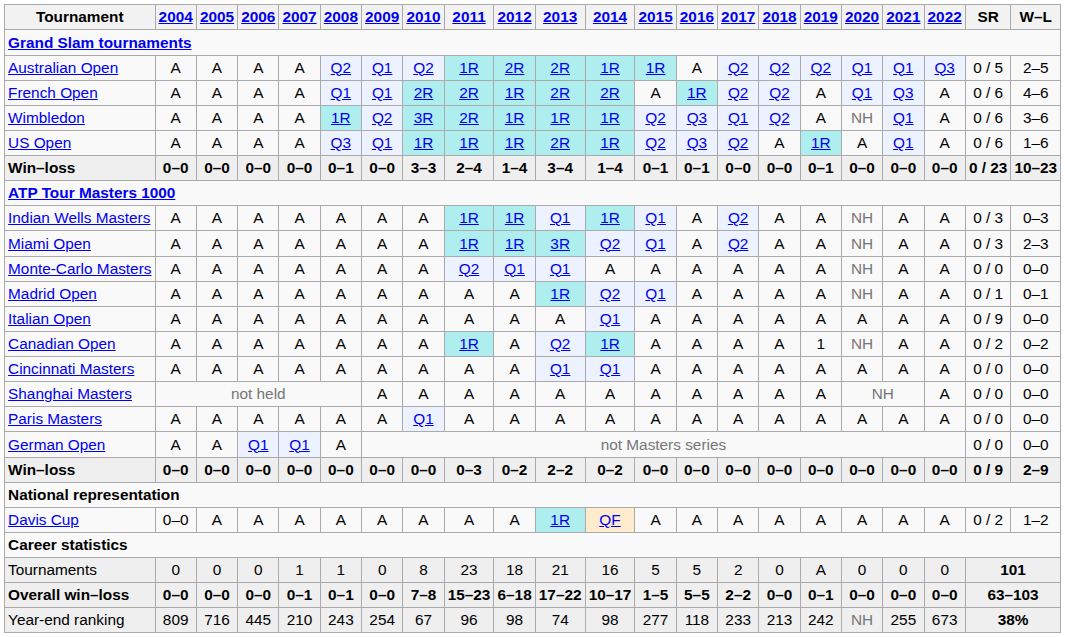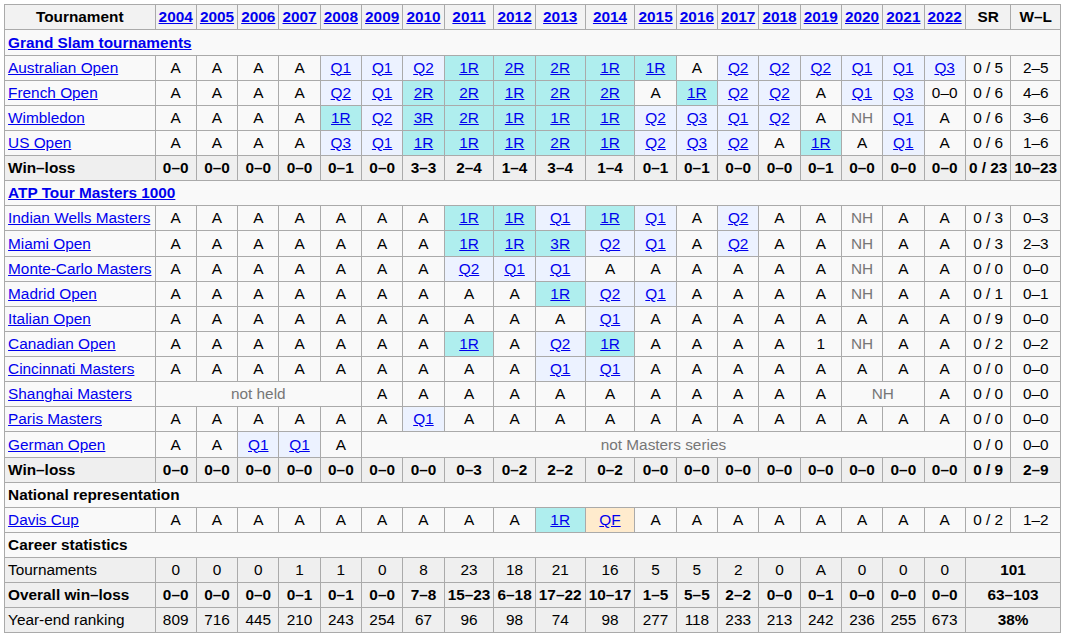(341, 67) Q2 -> (341, 67) Q1
(341, 92) Q1 -> (341, 92) Q2
(945, 92) A -> (945, 92) 0–0
(176, 519) 0–0 -> (176, 519) A
(862, 620) NH -> (862, 620) 236
